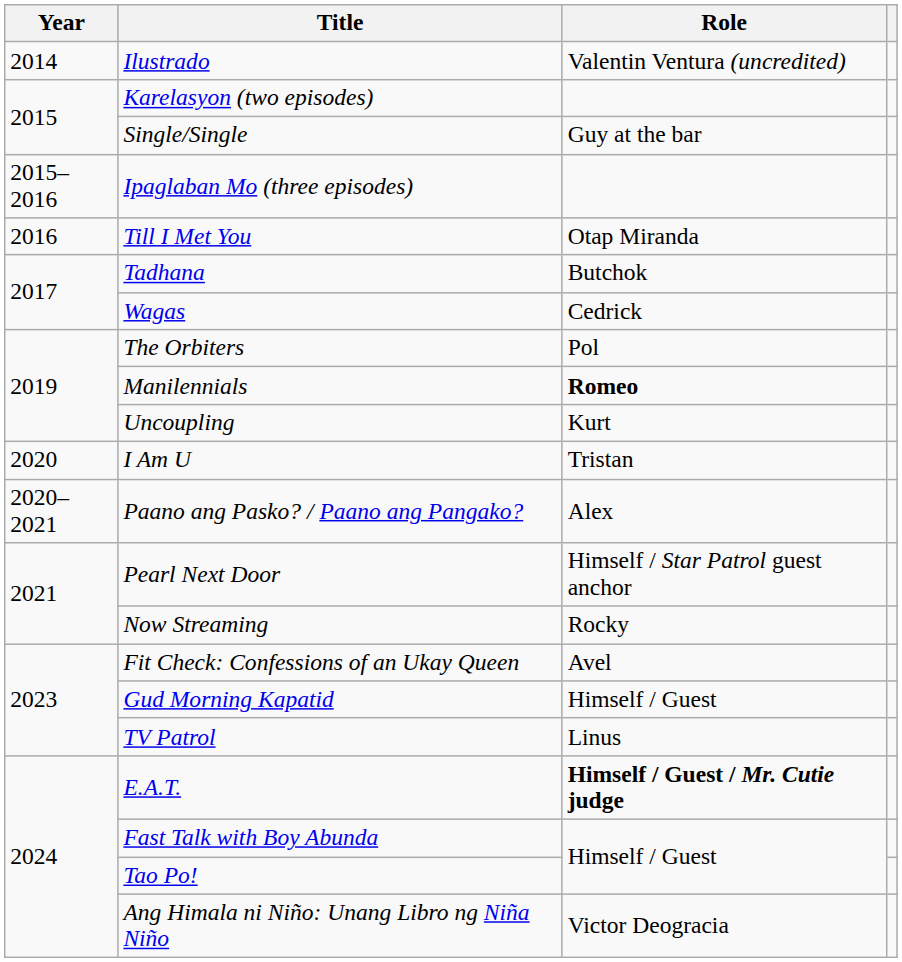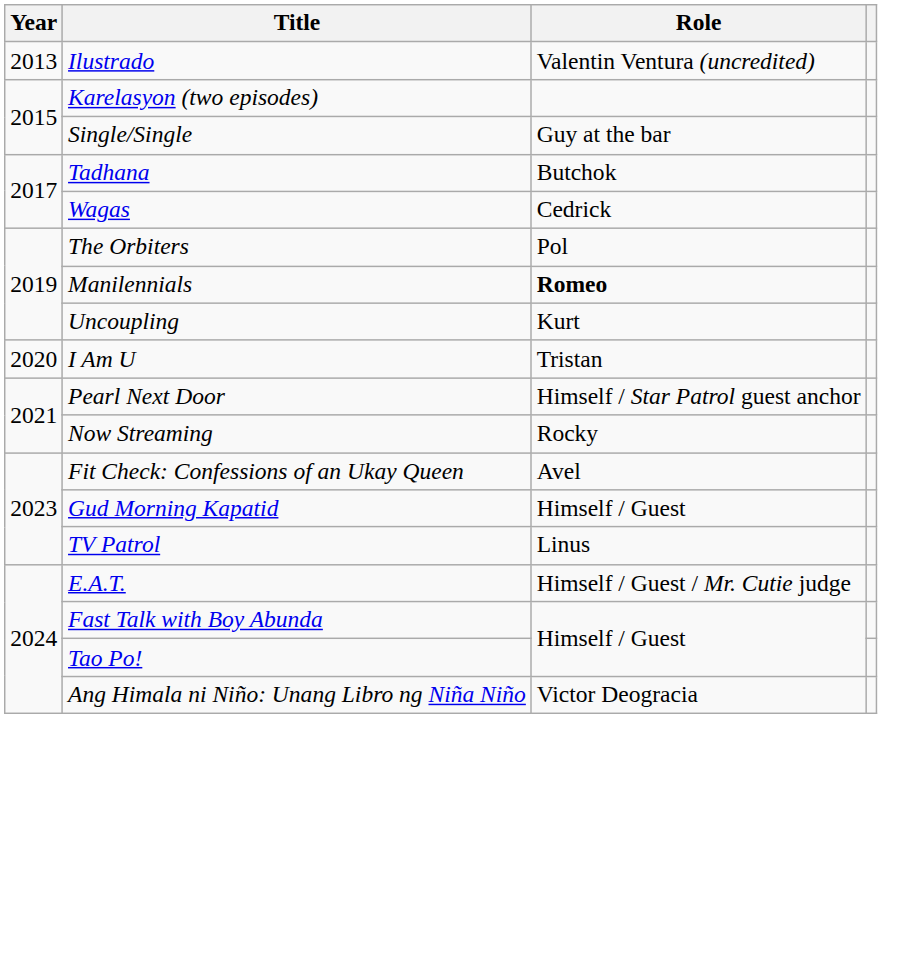(34, 60) 2014 -> (34, 60) 2013
- row: (268, 185)
- row: (187, 236)
- row: (323, 510)
(701, 787) bold -> (694, 582) normal
